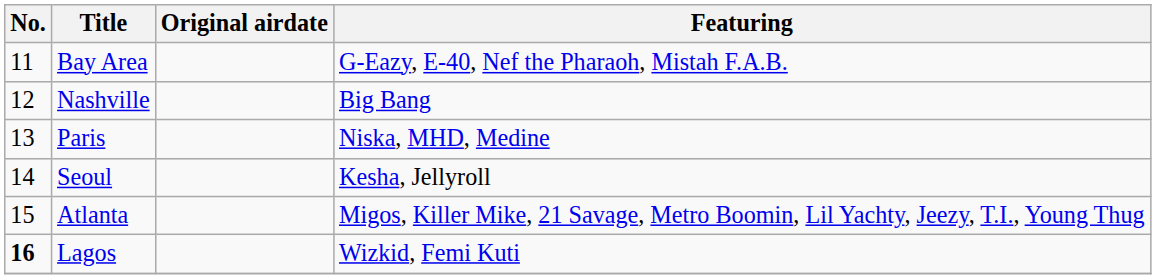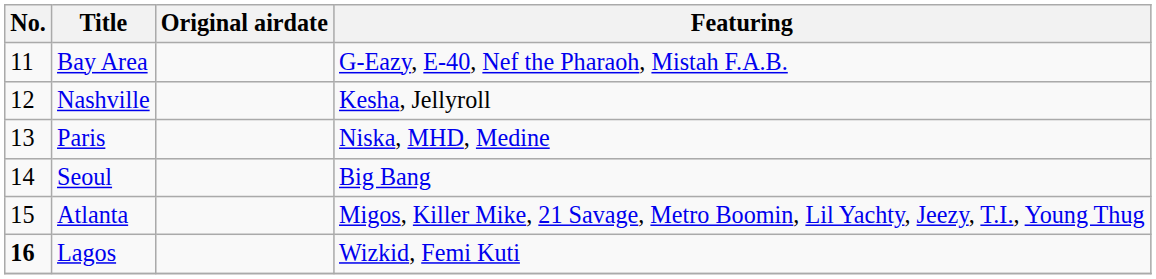(385, 100) Big Bang -> (415, 100) Kesha, Jellyroll
(415, 176) Kesha, Jellyroll -> (385, 176) Big Bang
